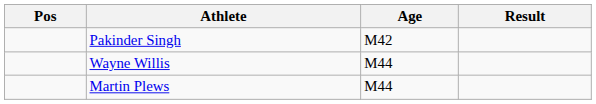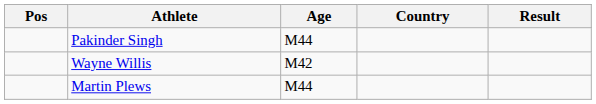+ column: (423, 16)
(378, 39) M42 -> (298, 39) M44
(378, 63) M44 -> (298, 63) M42
